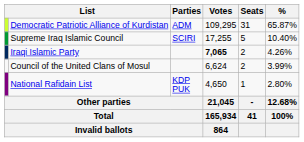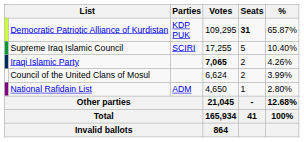(182, 25) ADM -> (181, 30) KDP PUK
(245, 25) normal -> (245, 30) bold
(181, 85) KDP PUK -> (182, 89) ADM
